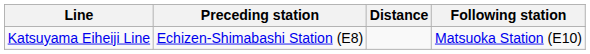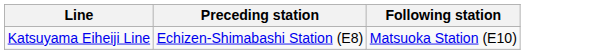- column: (399, 15)
